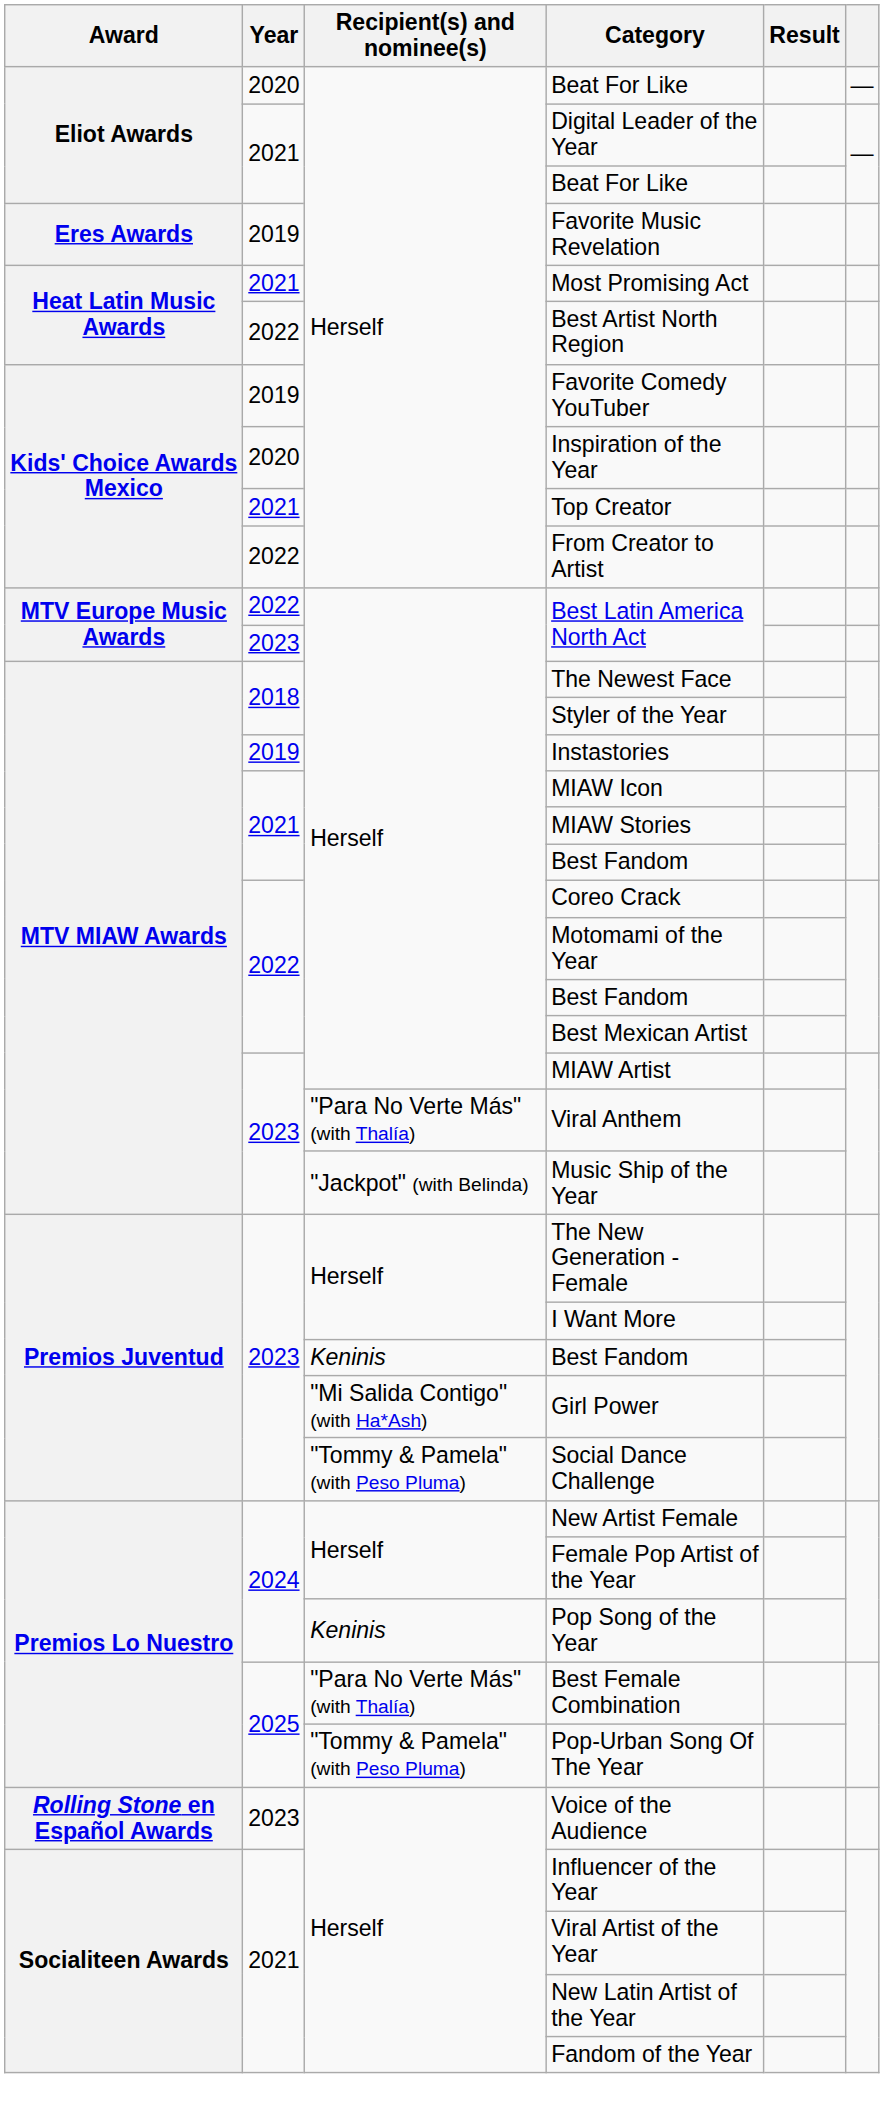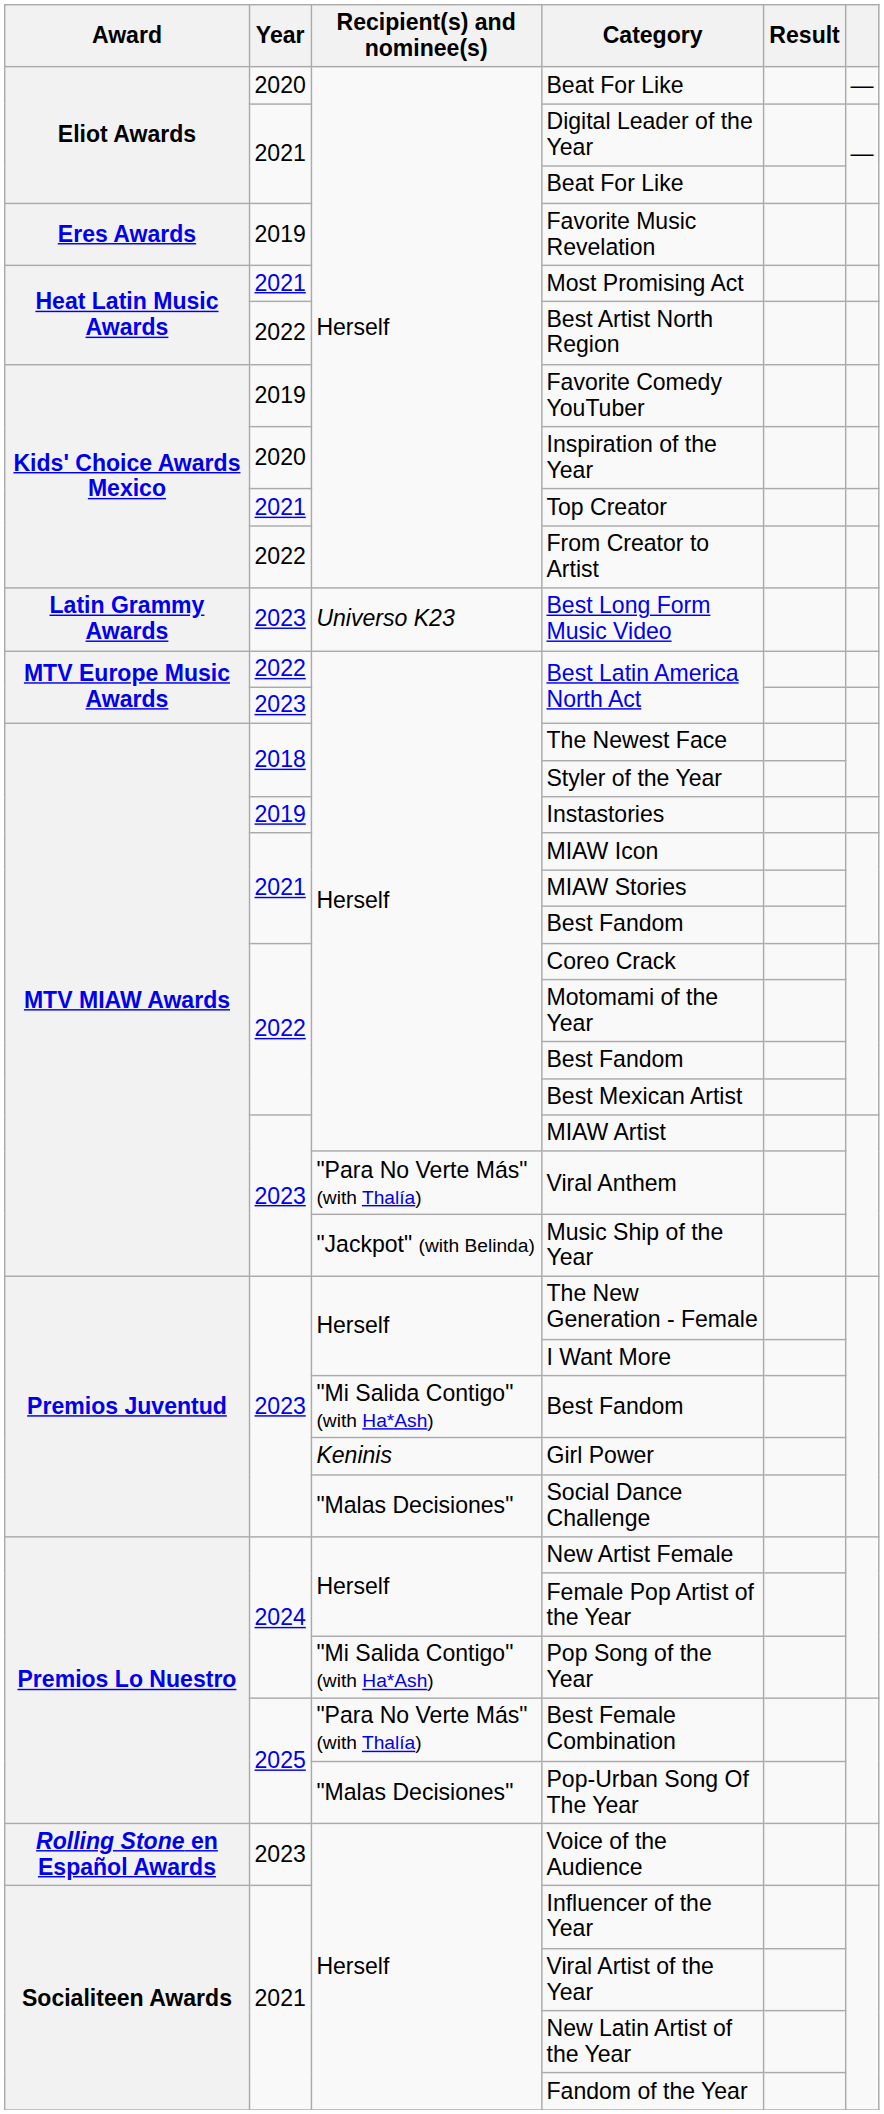+ row: (280, 619)
(348, 1356) Keninis -> (415, 1406) "Mi Salida Contigo" (with Ha*Ash)
(409, 1406) "Mi Salida Contigo" (with Ha*Ash) -> (354, 1455) Keninis
(409, 1468) "Tommy & Pamela" (with Peso Pluma) -> (415, 1505) "Malas Decisiones"
(348, 1630) Keninis -> (415, 1666) "Mi Salida Contigo" (with Ha*Ash)
(409, 1755) "Tommy & Pamela" (with Peso Pluma) -> (415, 1791) "Malas Decisiones"
